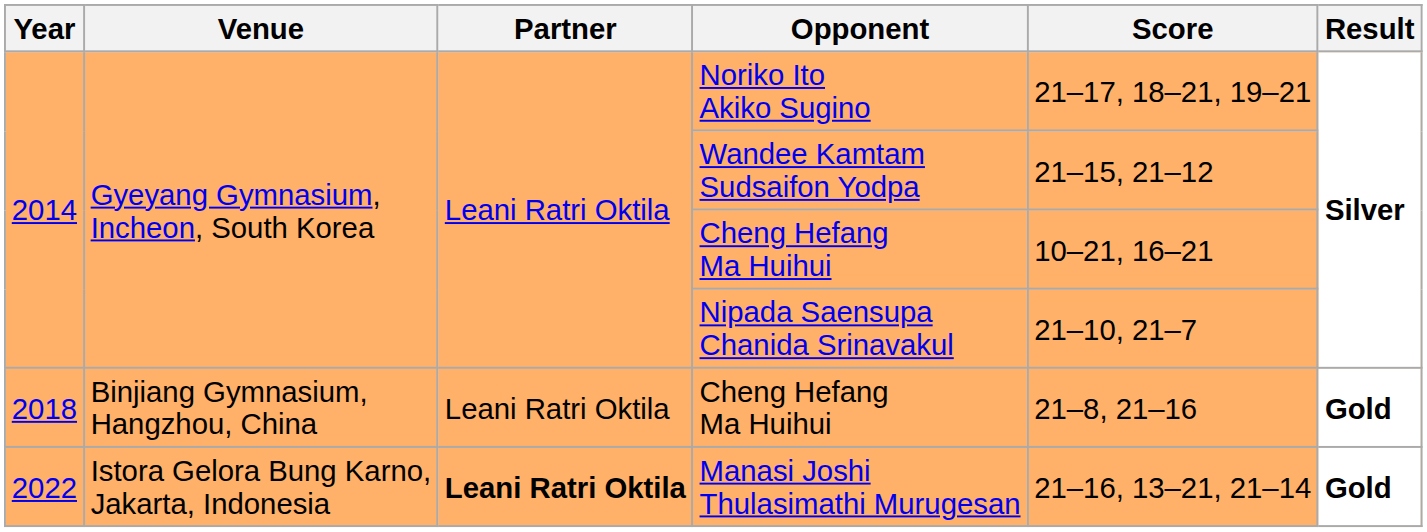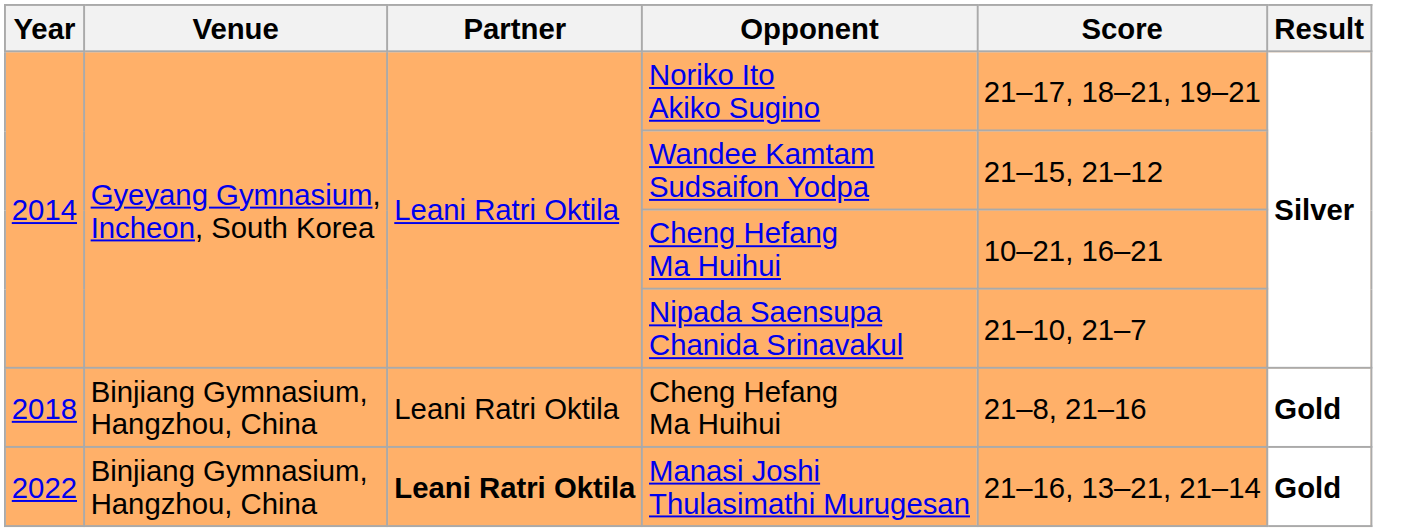(261, 487) Istora Gelora Bung Karno, Jakarta, Indonesia -> (229, 487) Binjiang Gymnasium, Hangzhou, China
